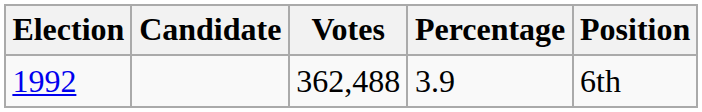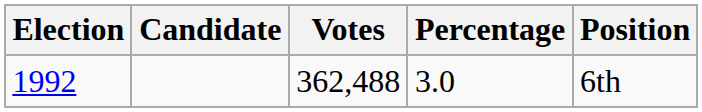(435, 80) 3.9 -> (435, 80) 3.0
